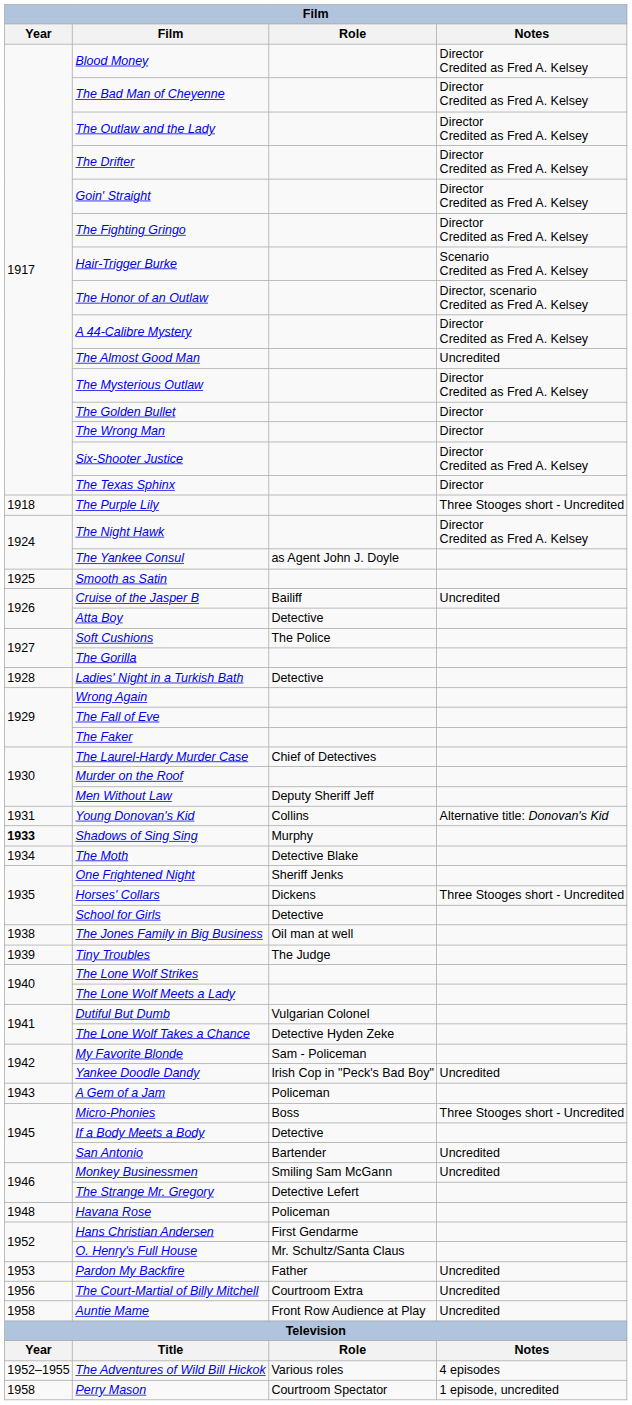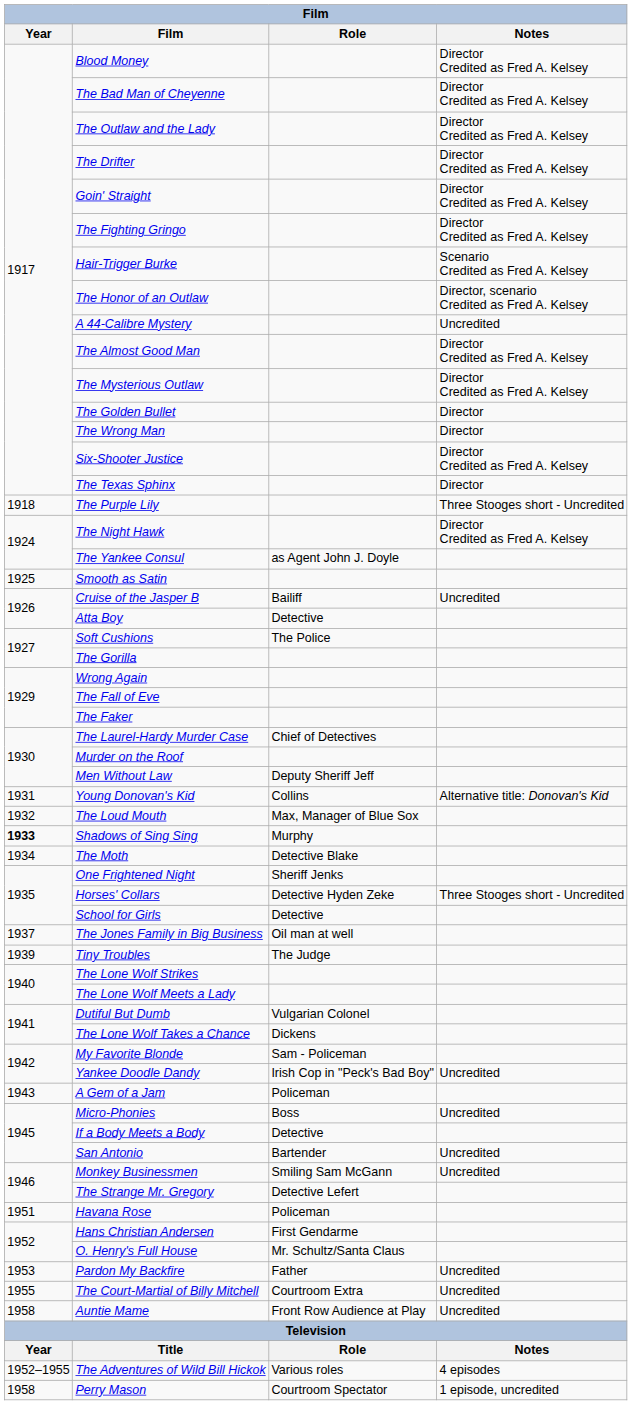(514, 331) Director Credited as Fred A. Kelsey -> (470, 324) Uncredited
(470, 358) Uncredited -> (514, 351) Director Credited as Fred A. Kelsey
- row: (159, 677)
+ row: (121, 816)
(294, 895) Dickens -> (333, 895) Detective Hyden Zeke
(21, 934) 1938 -> (21, 934) 1937
(333, 1033) Detective Hyden Zeke -> (294, 1033) Dickens
(532, 1113) Three Stooges short - Uncredited -> (470, 1113) Uncredited
(21, 1212) 1948 -> (21, 1212) 1951
(21, 1291) 1956 -> (21, 1291) 1955
